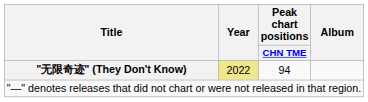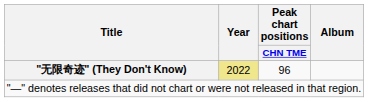(285, 70) 94 -> (285, 70) 96
